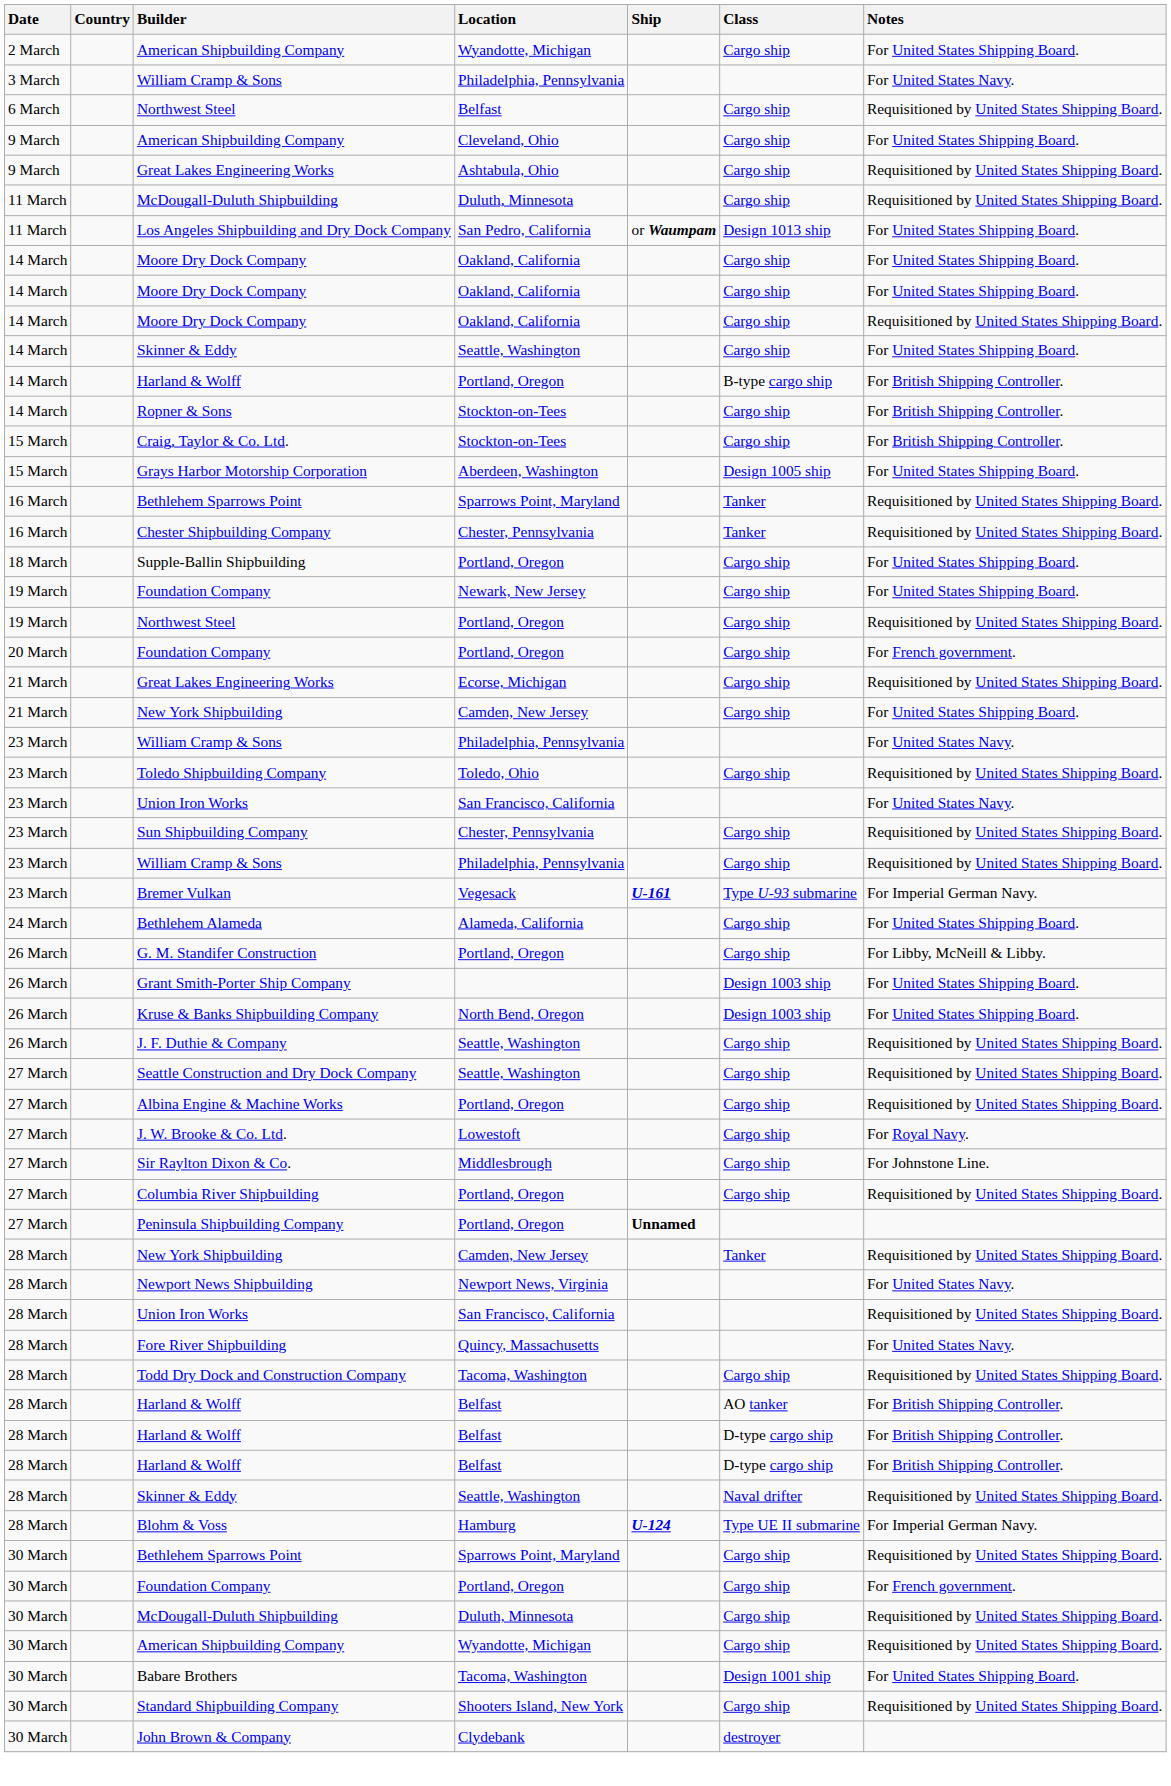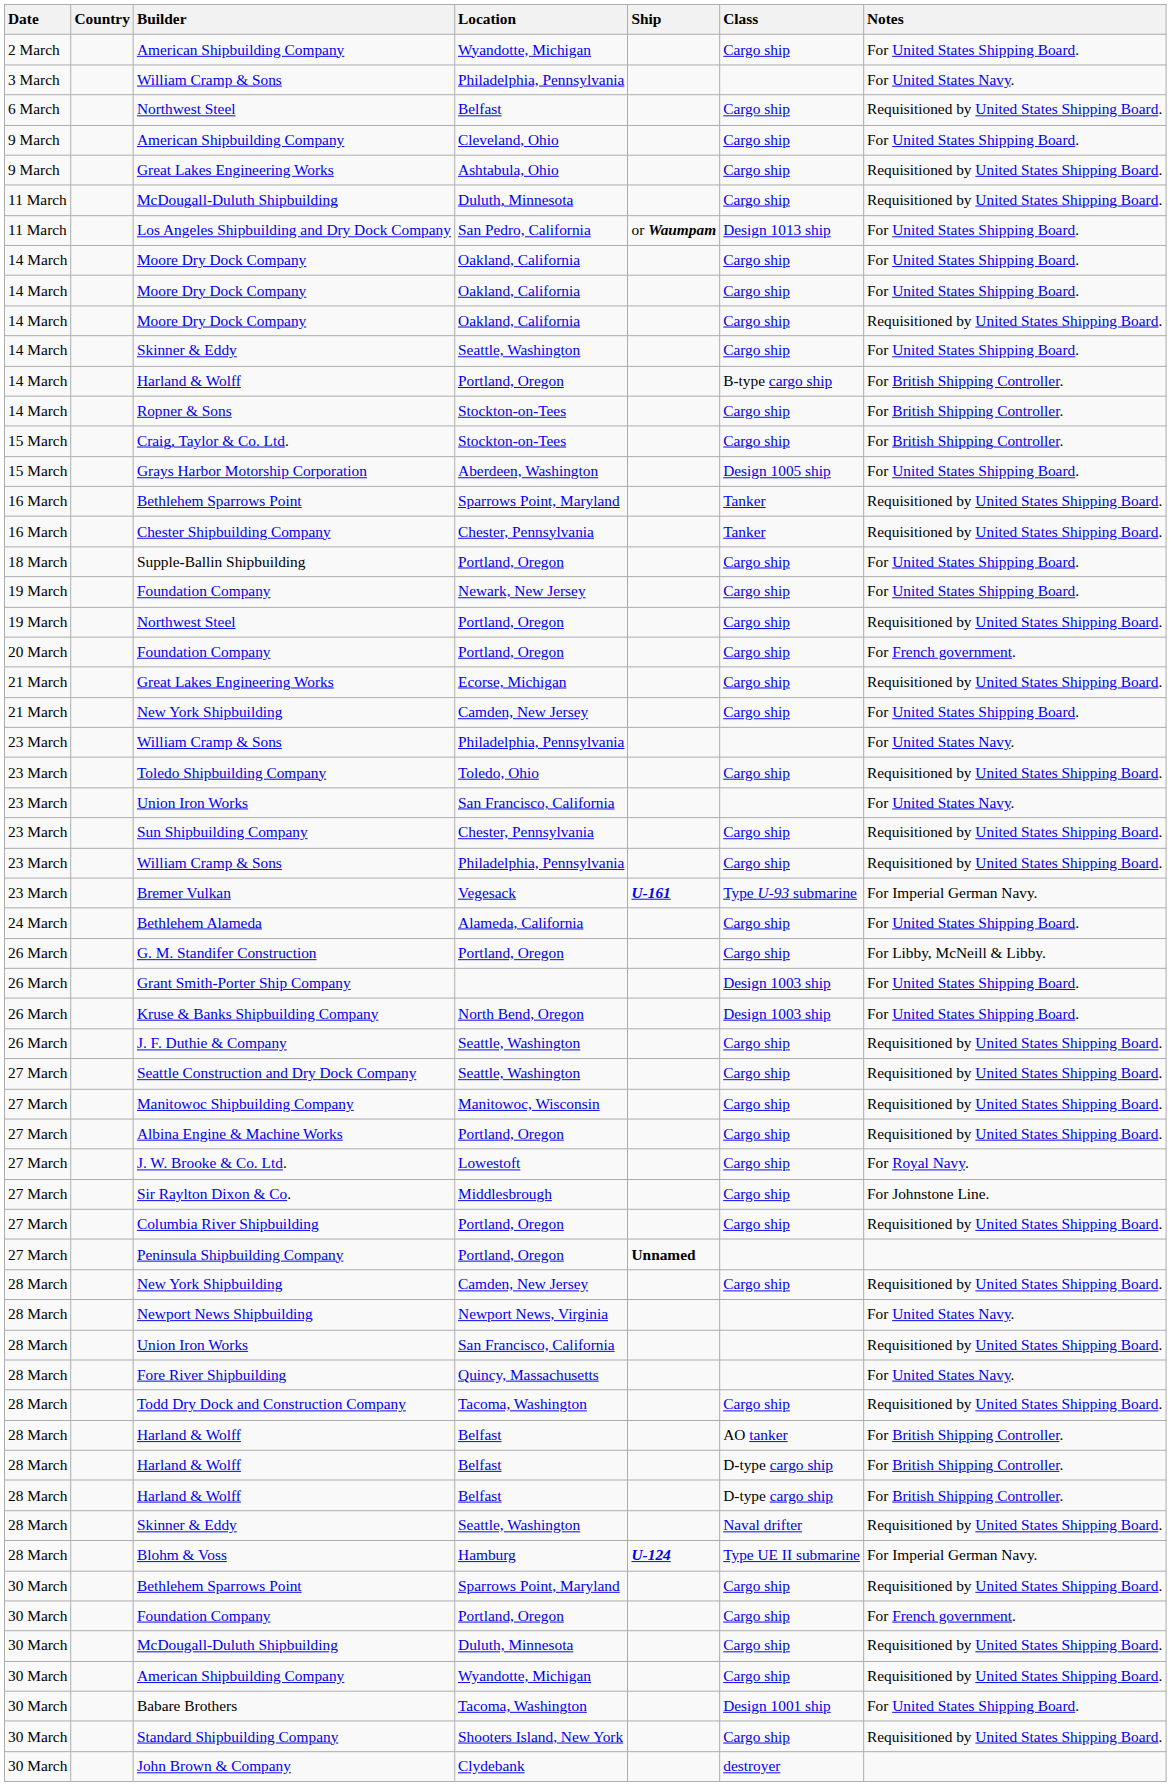+ row: (38, 1103)
(744, 1254) Tanker -> (757, 1284) Cargo ship
